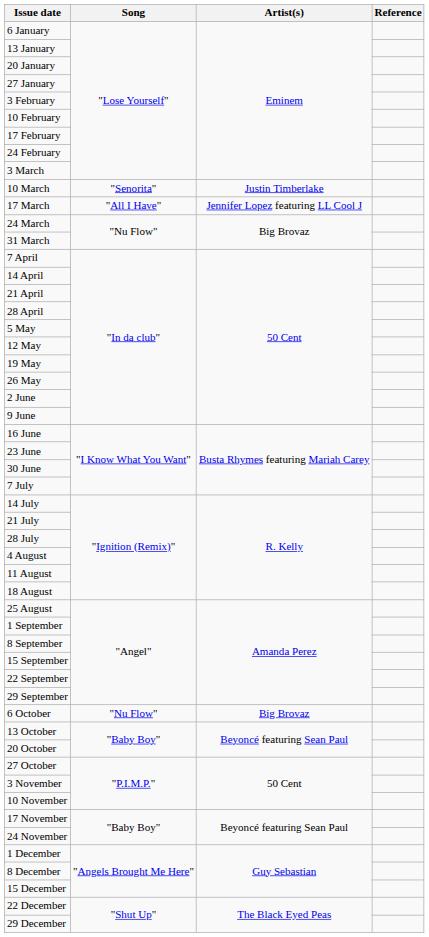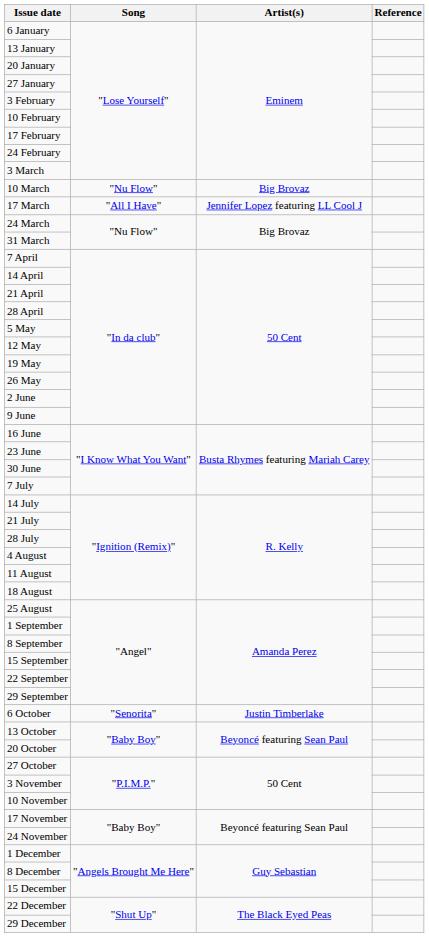(133, 188) "Senorita" -> (133, 188) "Nu Flow"
(284, 188) Justin Timberlake -> (284, 188) Big Brovaz
(133, 713) "Nu Flow" -> (133, 713) "Senorita"
(284, 713) Big Brovaz -> (284, 713) Justin Timberlake
